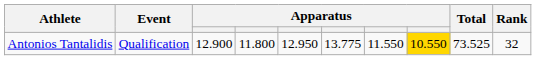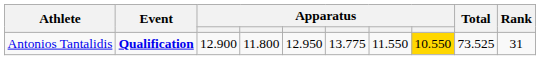(154, 44) normal -> (156, 44) bold
(512, 44) 32 -> (516, 44) 31
